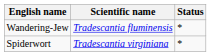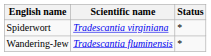rows swapped: (29, 43) <-> (38, 28)
